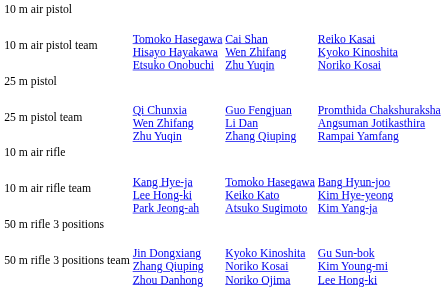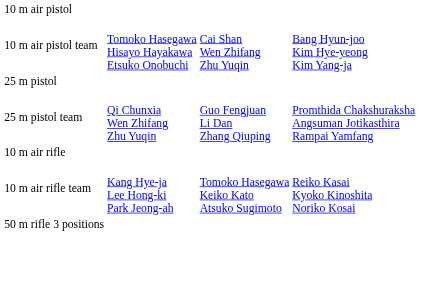(358, 52) Reiko Kasai Kyoko Kinoshita Noriko Kosai -> (330, 52) Bang Hyun-joo Kim Hye-yeong Kim Yang-ja
(356, 195) Bang Hyun-joo Kim Hye-yeong Kim Yang-ja -> (332, 195) Reiko Kasai Kyoko Kinoshita Noriko Kosai
- row: (67, 260)
